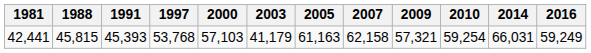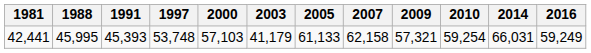(77, 37) 45,815 -> (77, 37) 45,995
(174, 37) 53,768 -> (174, 37) 53,748
(319, 37) 61,163 -> (319, 37) 61,133
